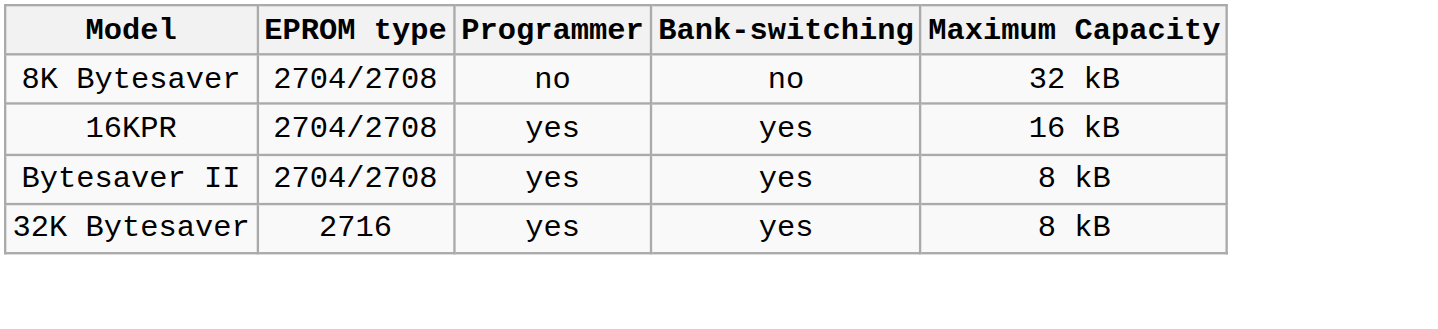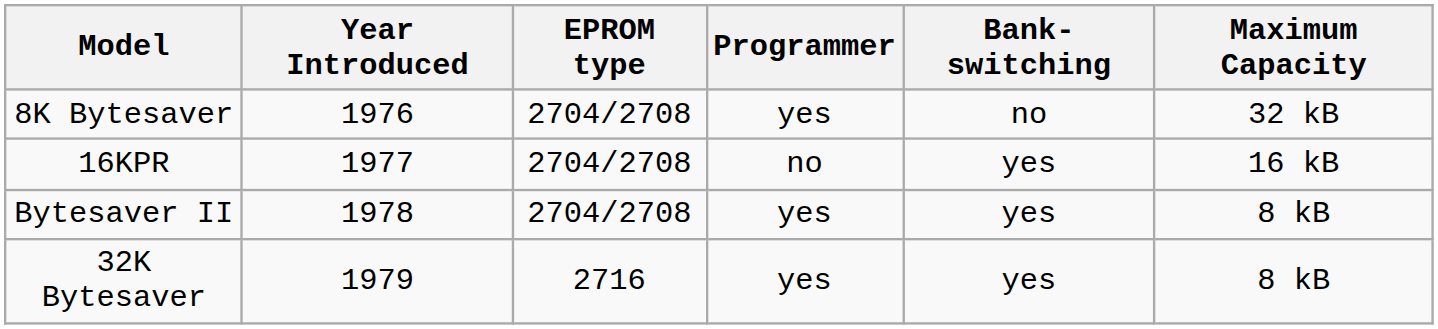+ column: (378, 48)
(553, 80) no -> (804, 115) yes
(553, 129) yes -> (805, 164) no
